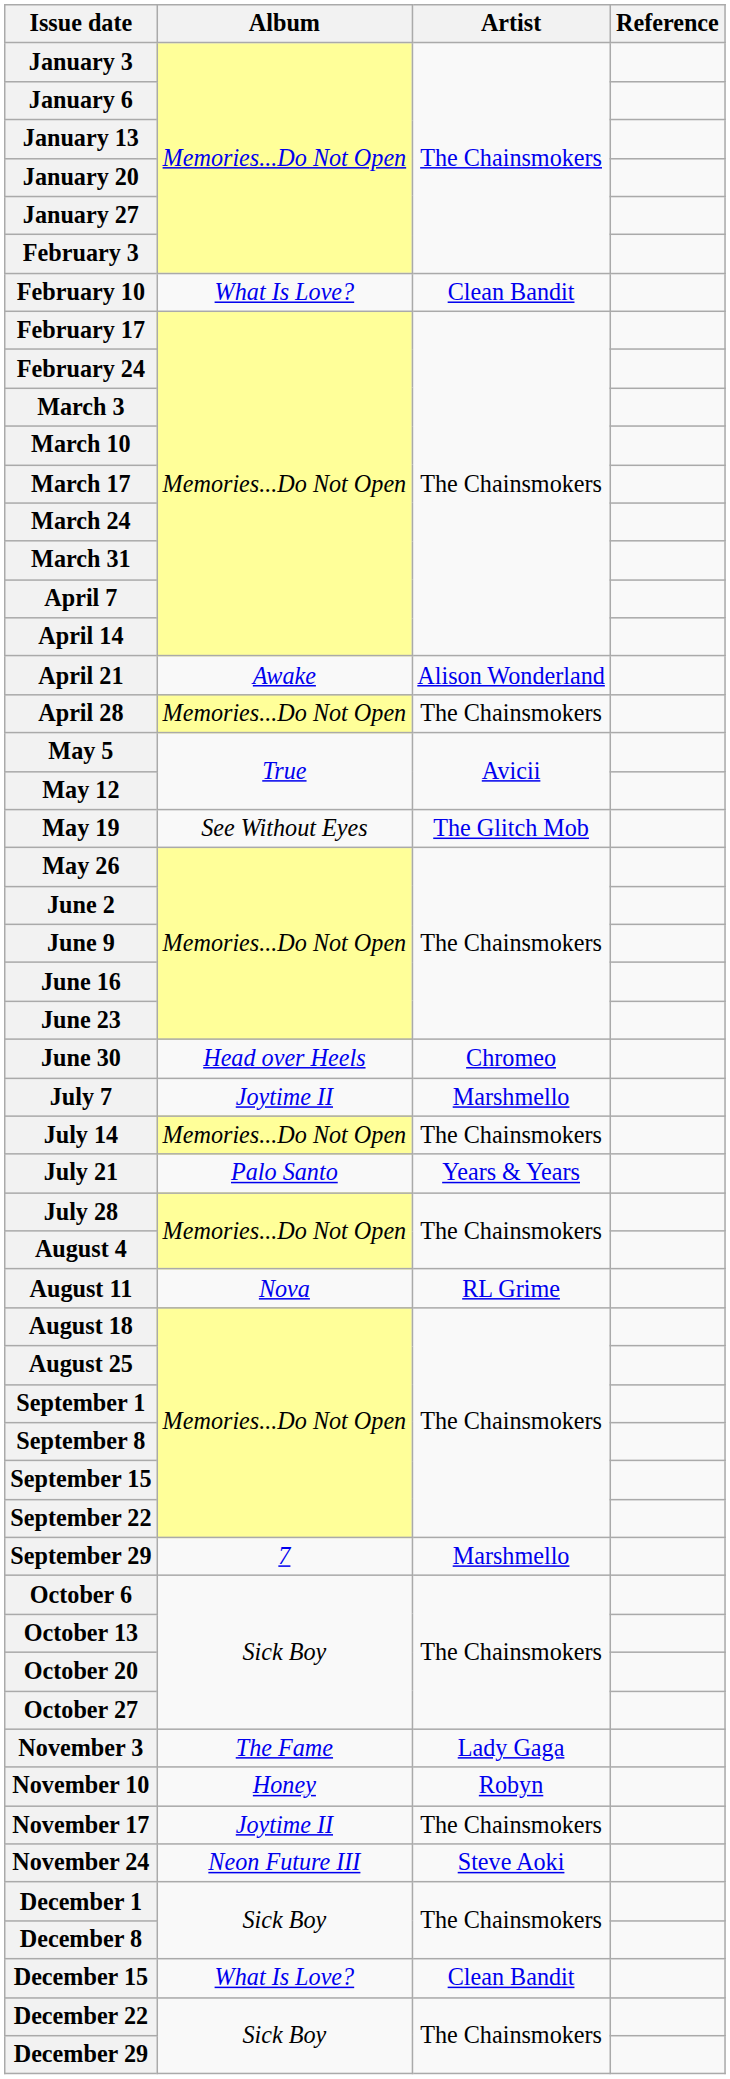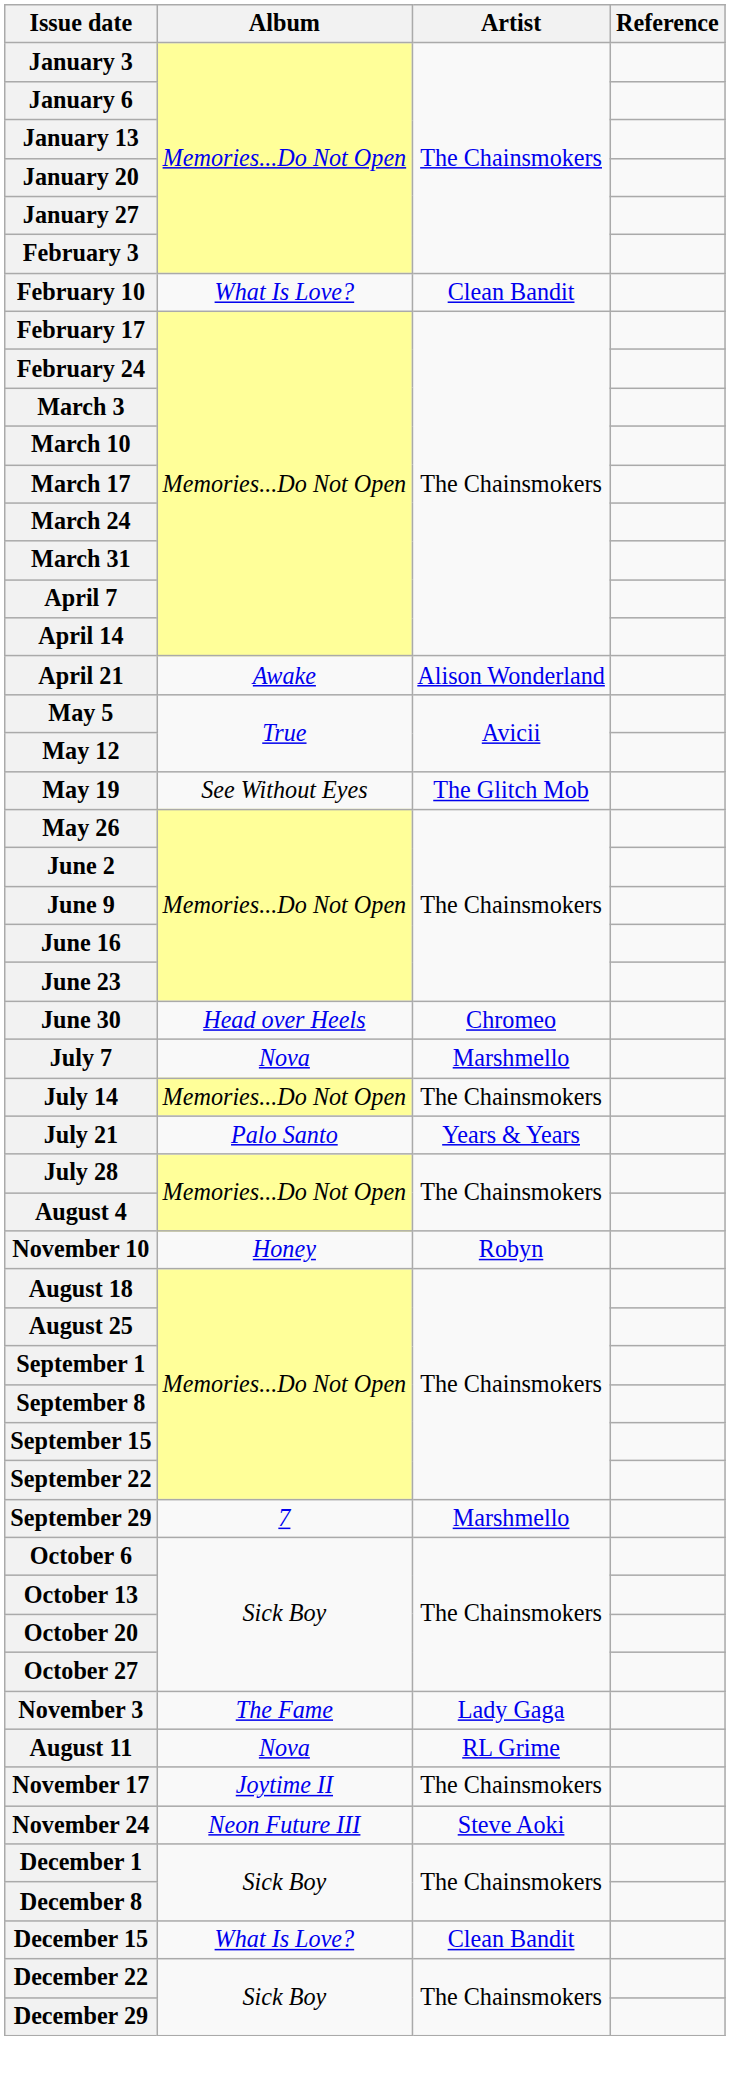- row: (81, 713)
(284, 1096) Joytime II -> (284, 1058) Nova
rows swapped: (81, 1288) <-> (81, 1786)
